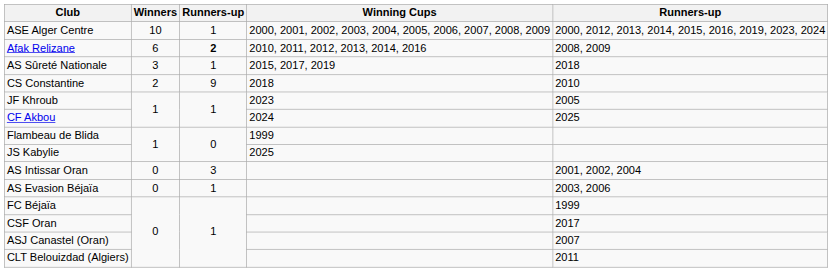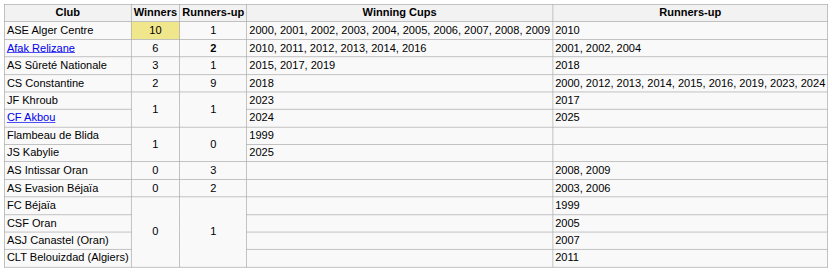(155, 30) no background -> (155, 30) khaki background
(690, 30) 2000, 2012, 2013, 2014, 2015, 2016, 2019, 2023, 2024 -> (567, 30) 2010
(583, 48) 2008, 2009 -> (598, 48) 2001, 2002, 2004
(567, 83) 2010 -> (690, 83) 2000, 2012, 2013, 2014, 2015, 2016, 2019, 2023, 2024
(567, 100) 2005 -> (567, 100) 2017
(598, 170) 2001, 2002, 2004 -> (583, 170) 2008, 2009
(213, 188) 1 -> (213, 188) 2
(567, 223) 2017 -> (567, 223) 2005
